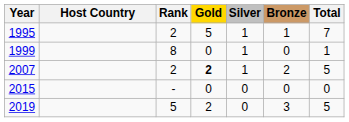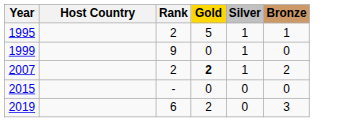- column: (327, 13)
(173, 51) 8 -> (173, 51) 9
(173, 107) 5 -> (173, 107) 6
